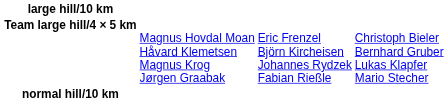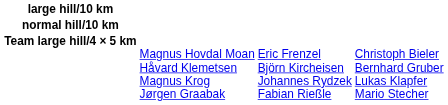rows swapped: (70, 94) <-> (70, 25)
